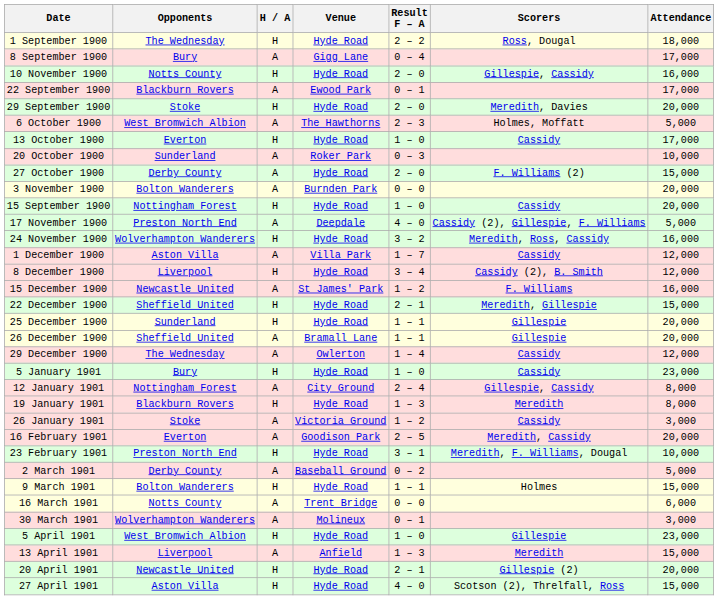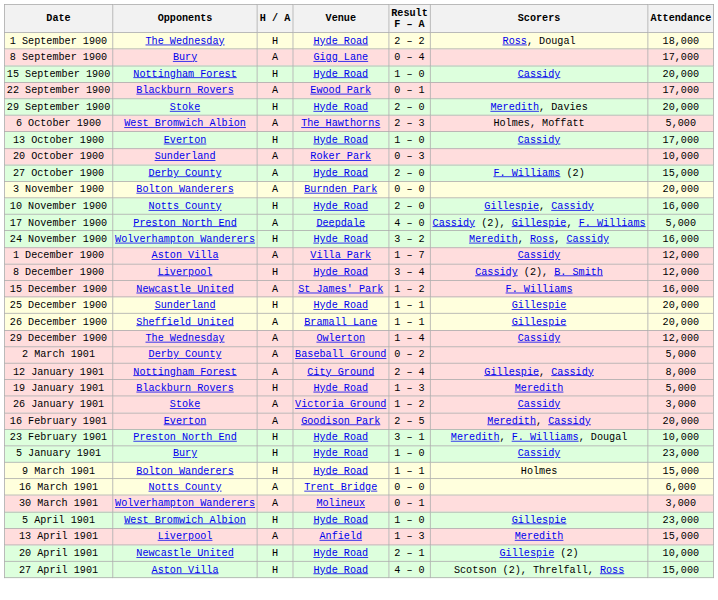rows swapped: (59, 206) <-> (59, 74)
- row: (59, 305)
rows swapped: (59, 371) <-> (59, 471)
(681, 404) 8,000 -> (681, 388) 5,000
(681, 570) 20,000 -> (681, 553) 10,000
